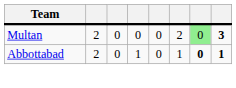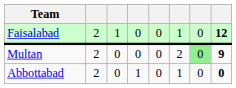+ row: (33, 33)
(221, 34) 3 -> (221, 54) 9
(200, 54) bold -> (200, 73) normal
(221, 54) 1 -> (221, 73) 0
